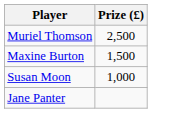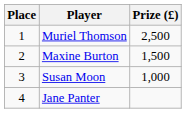+ column: (22, 15)
